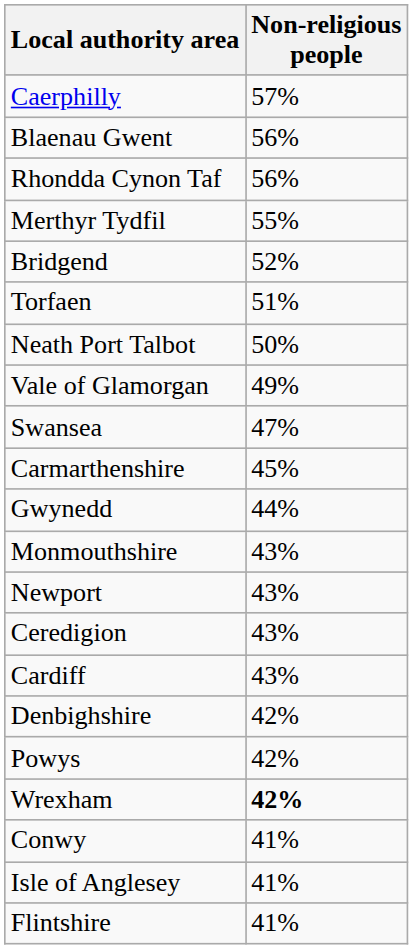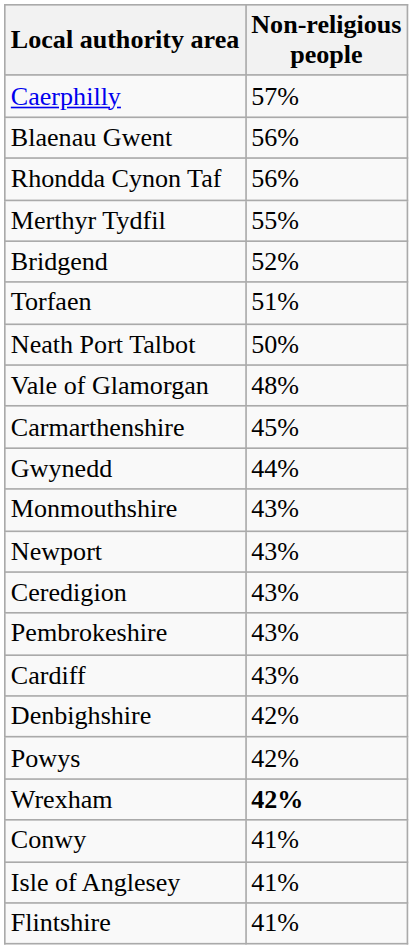(275, 385) 49% -> (275, 385) 48%
- row: (56, 426)
+ row: (89, 633)
